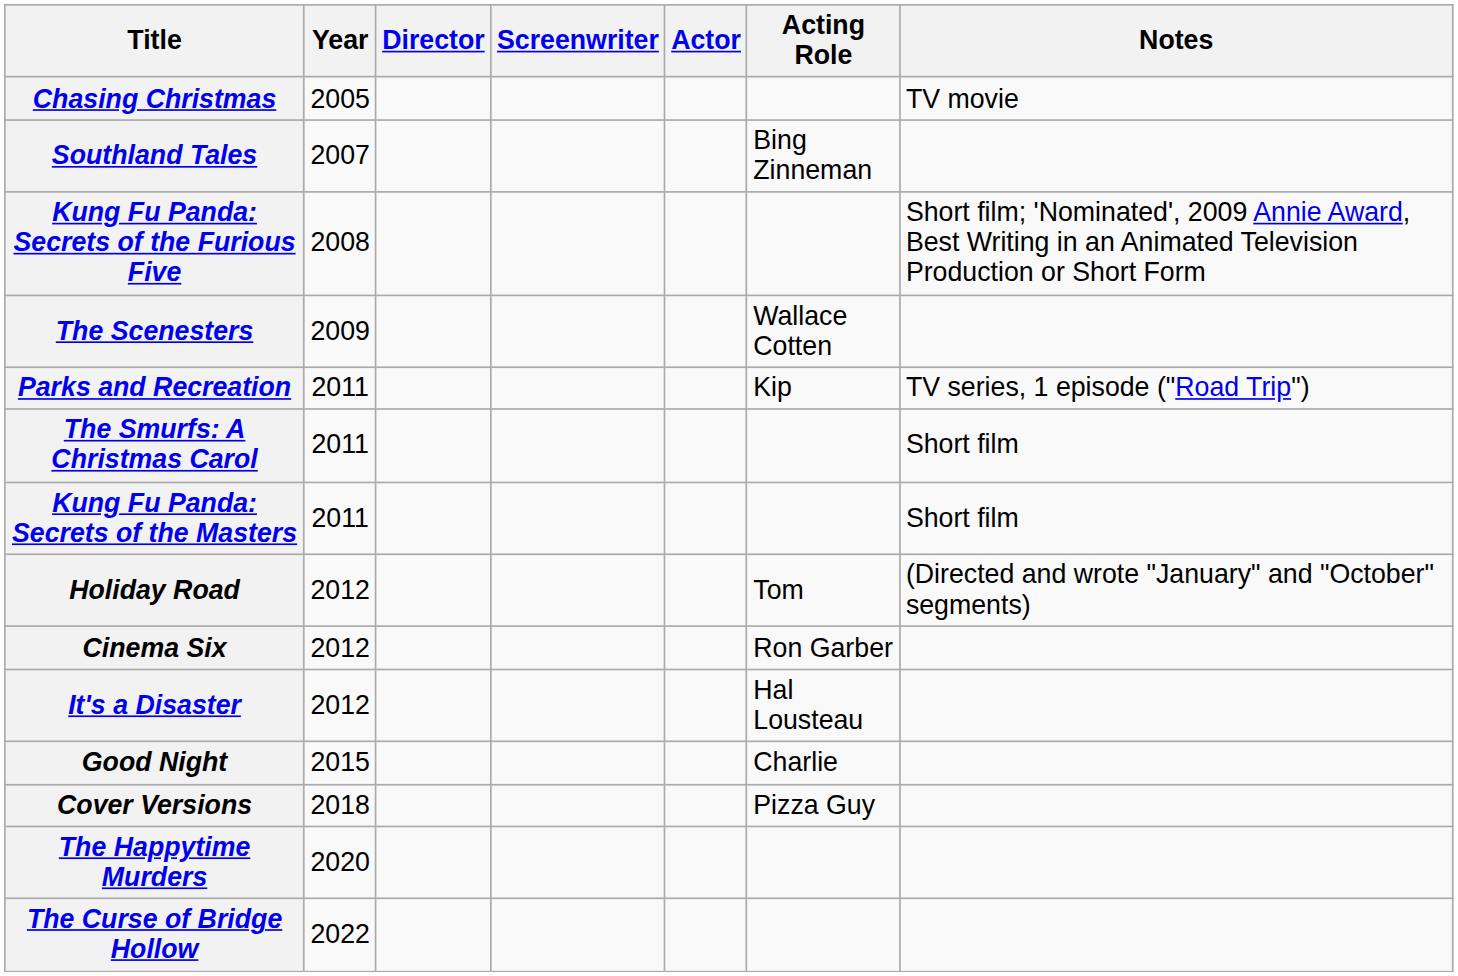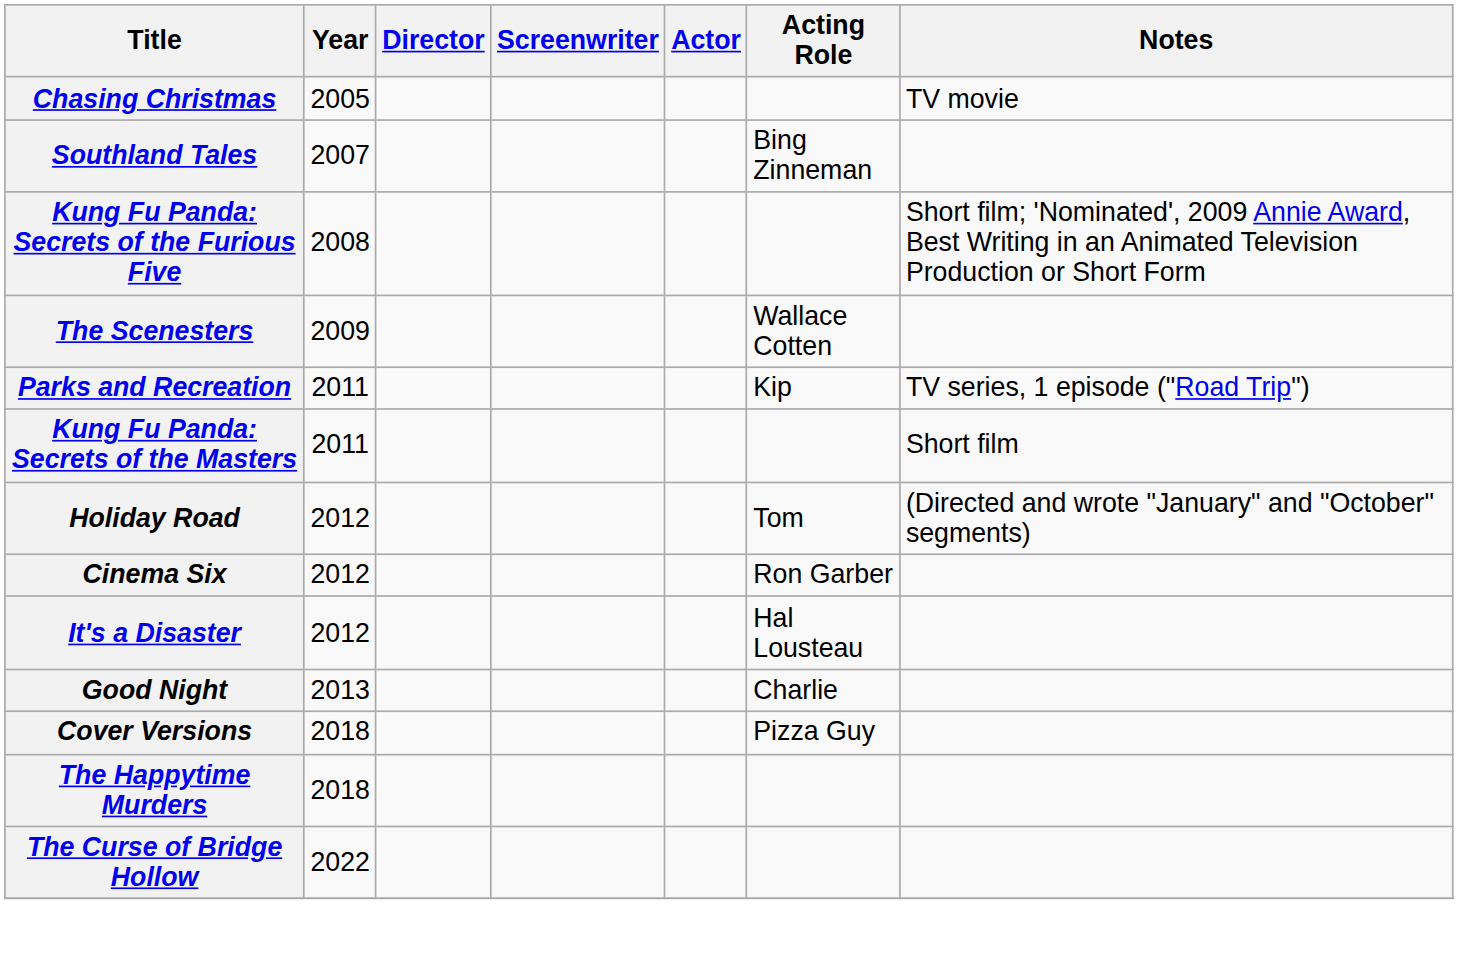- row: (155, 445)
(340, 762) 2015 -> (340, 689) 2013
(340, 862) 2020 -> (340, 789) 2018
